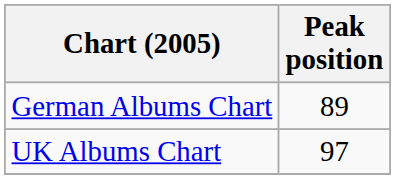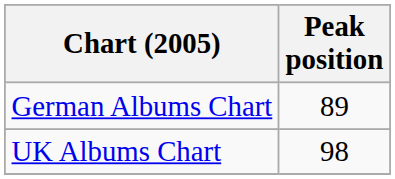(334, 151) 97 -> (334, 151) 98
